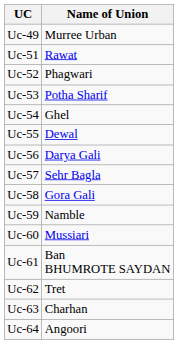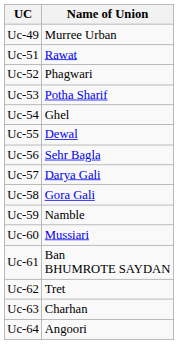(73, 154) Darya Gali -> (73, 154) Sehr Bagla
(73, 174) Sehr Bagla -> (73, 174) Darya Gali
